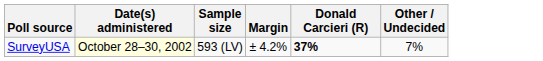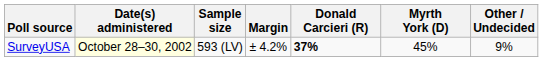+ column: (425, 21)
(414, 47) 7% -> (504, 47) 9%
